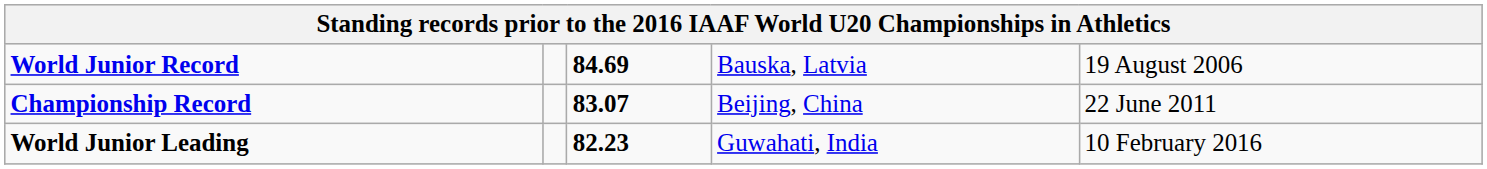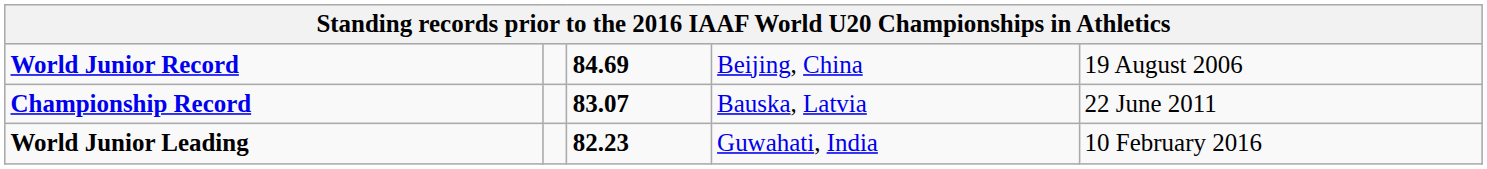(792, 63) Bauska, Latvia -> (790, 63) Beijing, China
(790, 103) Beijing, China -> (792, 103) Bauska, Latvia
